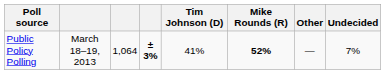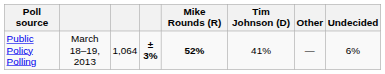columns swapped: (194, 17) <-> (261, 17)
(353, 50) 7% -> (353, 50) 6%
